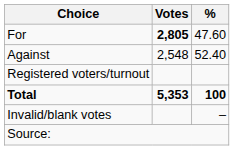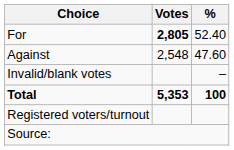(210, 34) 47.60 -> (210, 34) 52.40
(210, 54) 52.40 -> (210, 54) 47.60
rows swapped: (59, 114) <-> (78, 74)
